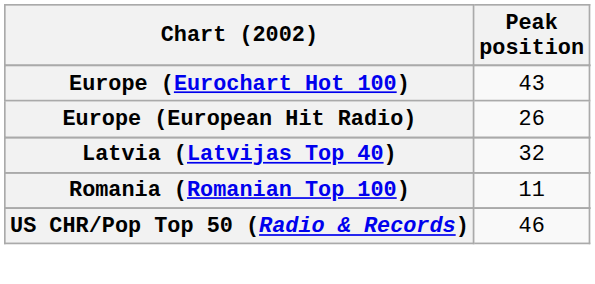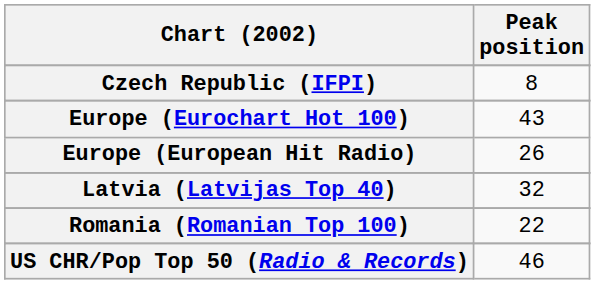+ row: (239, 83)
(532, 190) 11 -> (532, 226) 22
